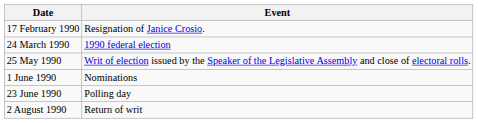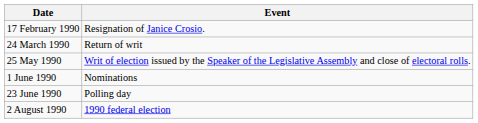(127, 45) 1990 federal election -> (113, 45) Return of writ
(113, 110) Return of writ -> (127, 110) 1990 federal election
